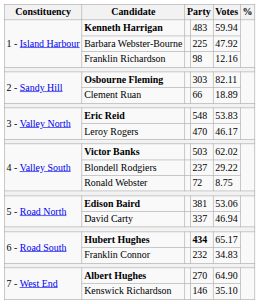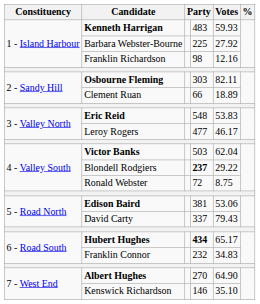(226, 28) 59.94 -> (226, 28) 59.93
(226, 43) 47.92 -> (226, 43) 27.92
(200, 131) 470 -> (200, 131) 477
(226, 151) 62.02 -> (226, 151) 62.04
(200, 167) normal -> (200, 167) bold
(226, 219) 46.94 -> (226, 219) 79.43
